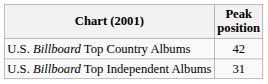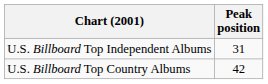rows swapped: (99, 48) <-> (109, 68)
